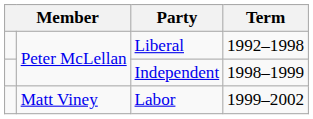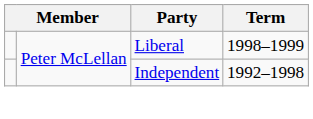(266, 45) 1992–1998 -> (266, 45) 1998–1999
(266, 72) 1998–1999 -> (266, 72) 1992–1998
- row: (155, 99)
